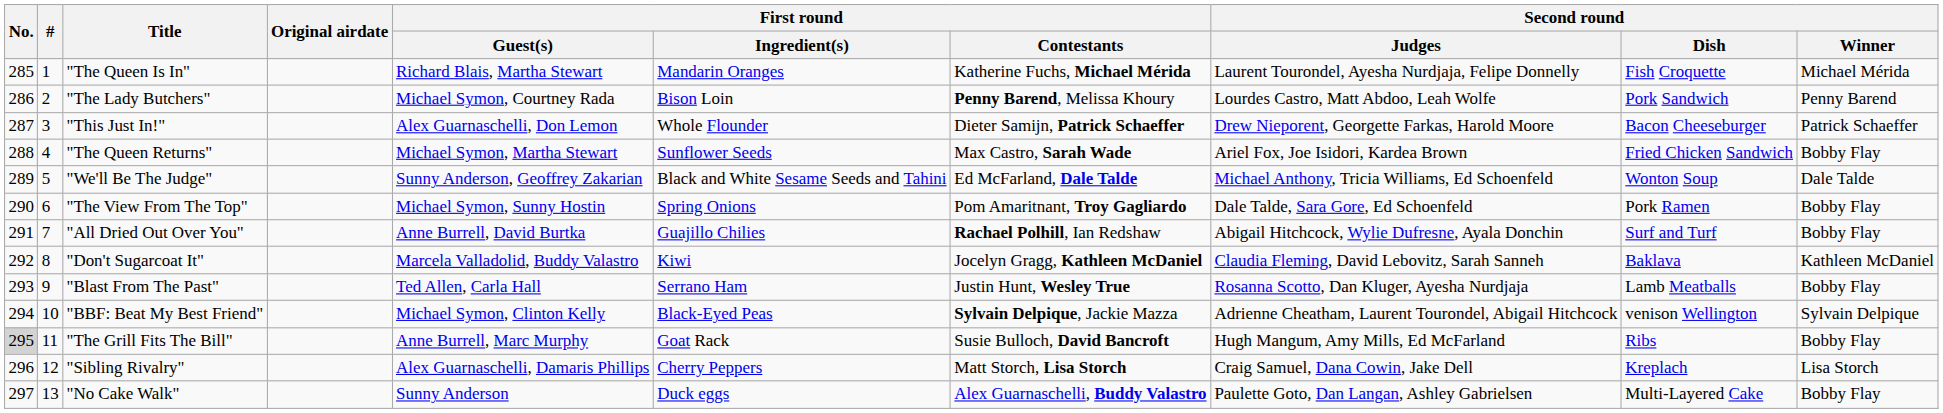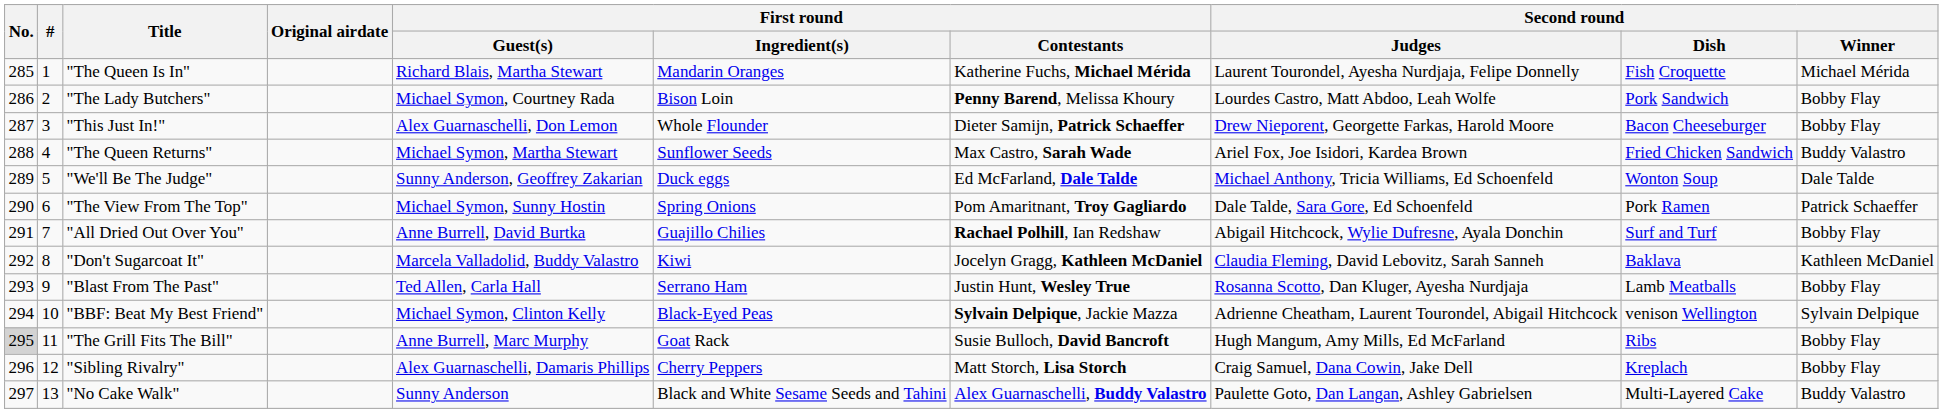(1849, 98) Penny Barend -> (1841, 98) Bobby Flay
(1859, 125) Patrick Schaeffer -> (1841, 125) Bobby Flay
(1841, 152) Bobby Flay -> (1853, 152) Buddy Valastro
(802, 179) Black and White Sesame Seeds and Tahini -> (693, 179) Duck eggs
(1841, 206) Bobby Flay -> (1859, 206) Patrick Schaeffer
(1840, 367) Lisa Storch -> (1841, 367) Bobby Flay
(693, 394) Duck eggs -> (802, 394) Black and White Sesame Seeds and Tahini
(1841, 394) Bobby Flay -> (1853, 394) Buddy Valastro
